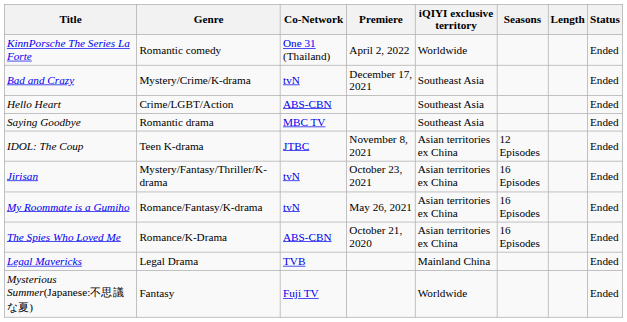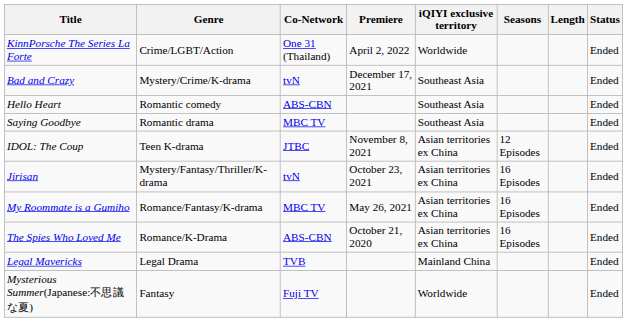(180, 50) Romantic comedy -> (186, 50) Crime/LGBT/Action
(186, 104) Crime/LGBT/Action -> (180, 104) Romantic comedy
(291, 207) tvN -> (304, 207) MBC TV
